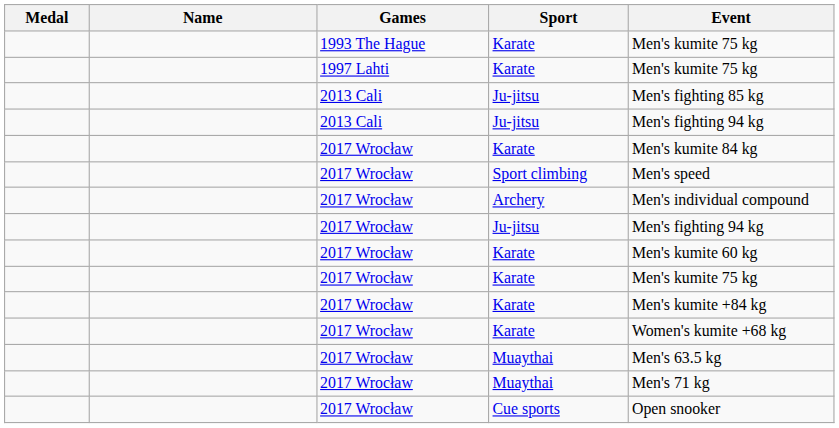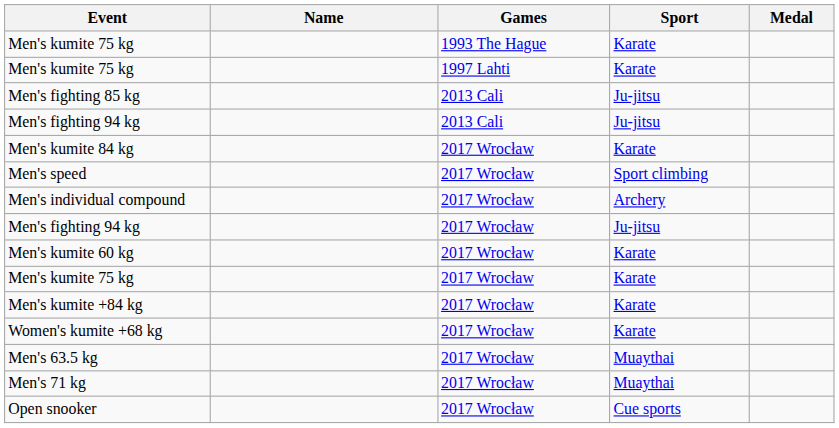columns swapped: (47, 17) <-> (731, 17)
